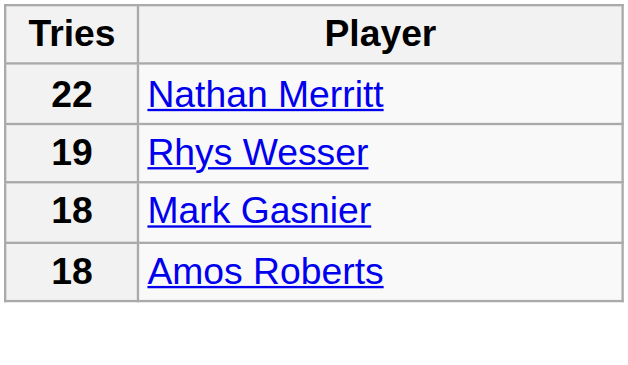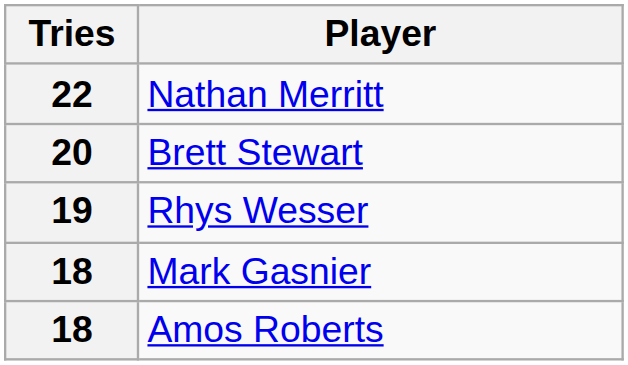+ row: (255, 152)
